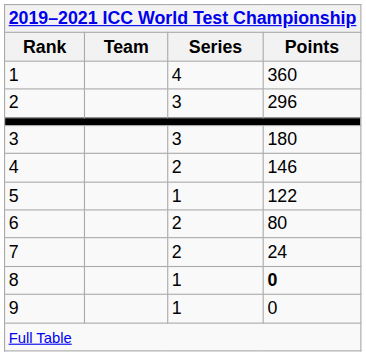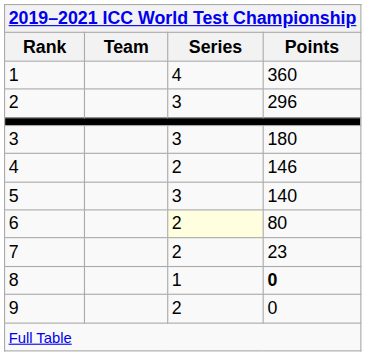(177, 195) 1 -> (177, 195) 3
(282, 195) 122 -> (282, 195) 140
(177, 223) no background -> (177, 223) lightyellow background
(277, 252) 24 -> (277, 252) 23
(177, 308) 1 -> (177, 308) 2
